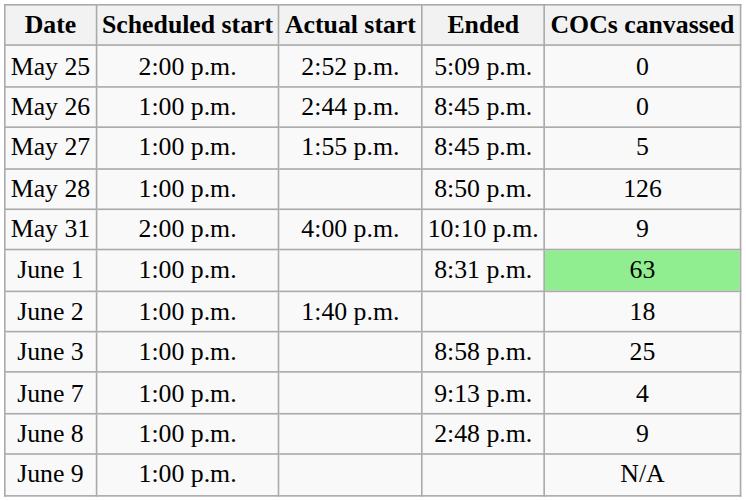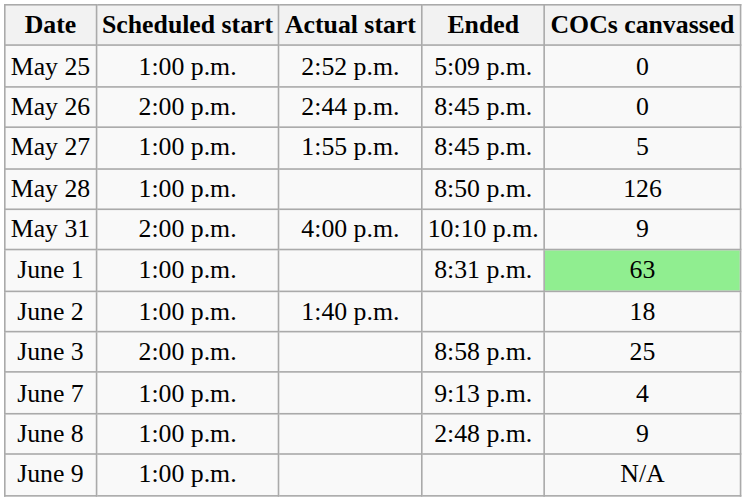(188, 65) 2:00 p.m. -> (188, 65) 1:00 p.m.
(188, 106) 1:00 p.m. -> (188, 106) 2:00 p.m.
(188, 351) 1:00 p.m. -> (188, 351) 2:00 p.m.
